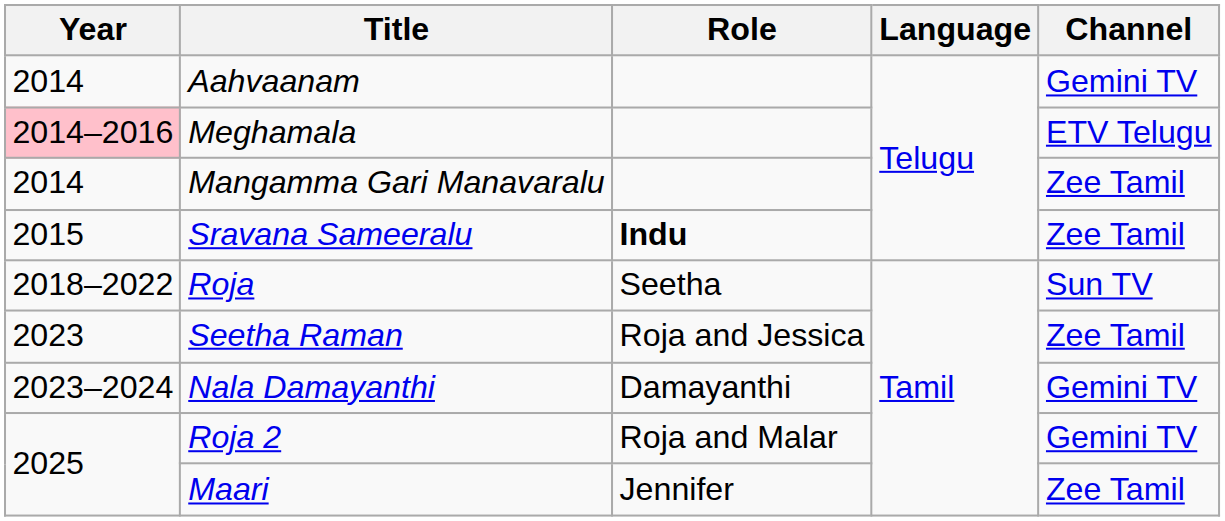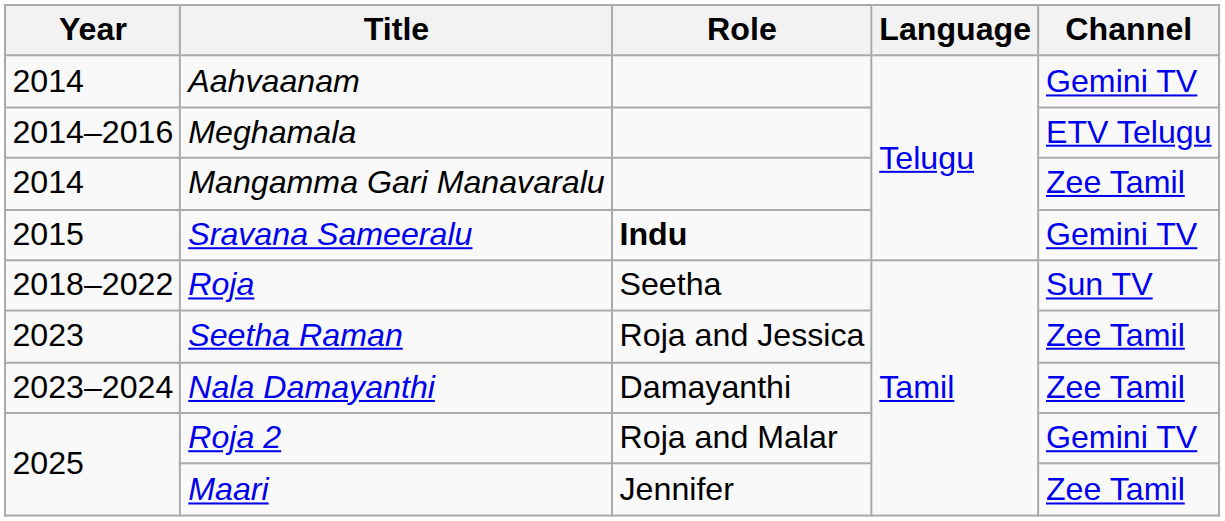(93, 132) pink background -> (93, 132) no background
(1115, 234) Zee Tamil -> (1122, 234) Gemini TV
(1122, 387) Gemini TV -> (1115, 387) Zee Tamil
